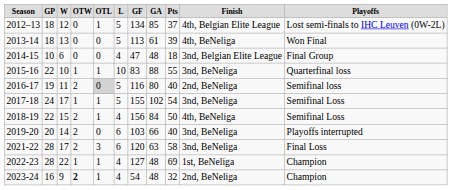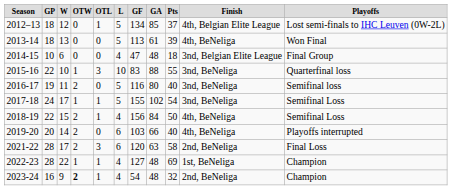(98, 71) 1 -> (98, 71) 3
(98, 86) lightgrey background -> (98, 86) no background
(210, 86) 2nd, BeNeliga -> (210, 86) 3nd, BeNeliga
(210, 132) 3nd, BeNeliga -> (209, 132) 4th, BeNeliga
(210, 147) 3nd, BeNeliga -> (210, 147) 2nd, BeNeliga
